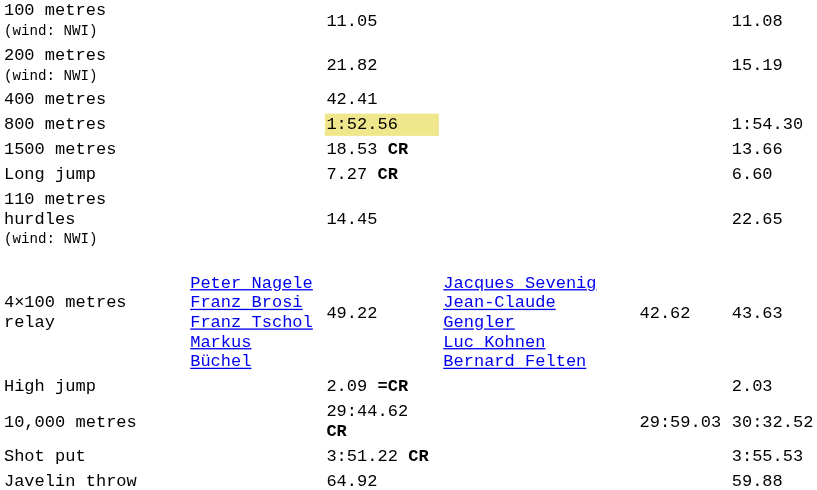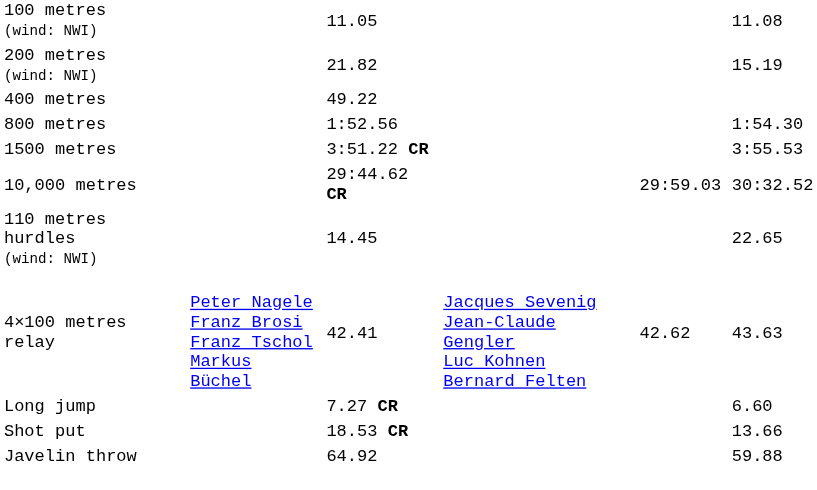(352, 100) 42.41 -> (352, 100) 49.22
(362, 125) khaki background -> (362, 125) no background
(367, 150) 18.53 CR -> (378, 150) 3:51.22 CR
(757, 150) 13.66 -> (767, 150) 3:55.53
rows swapped: (70, 421) <-> (50, 175)
(352, 313) 49.22 -> (352, 332) 42.41
- row: (50, 387)
(378, 456) 3:51.22 CR -> (367, 431) 18.53 CR
(767, 456) 3:55.53 -> (757, 431) 13.66
